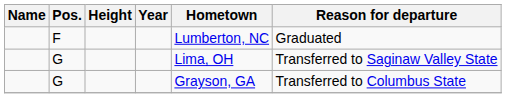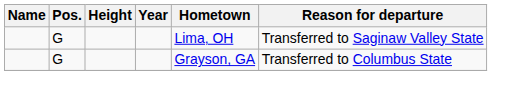- row: (27, 38)
